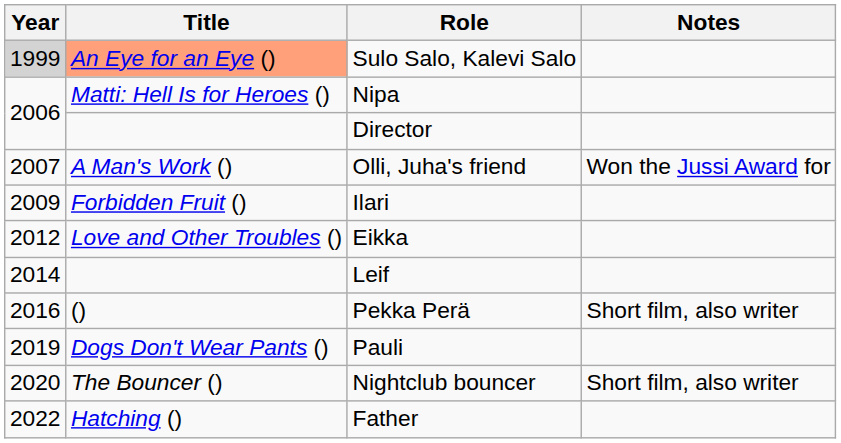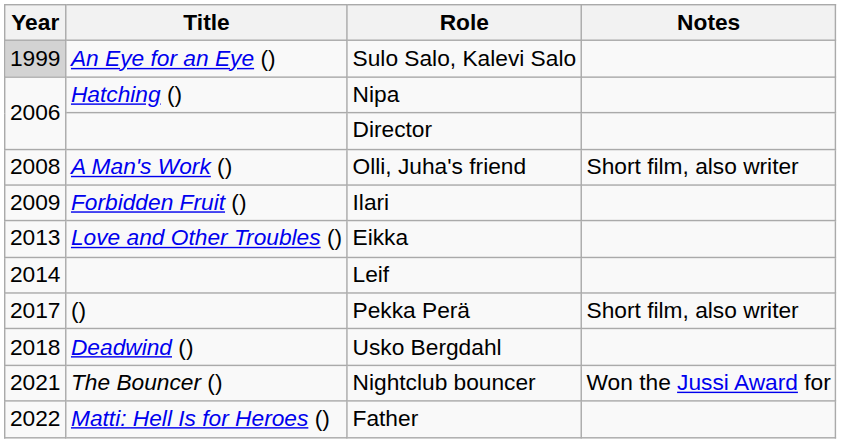(173, 58) lightsalmon background -> (173, 58) no background
(200, 94) Matti: Hell Is for Heroes () -> (127, 94) Hatching ()
(35, 166) 2007 -> (35, 166) 2008
(709, 166) Won the Jussi Award for -> (693, 166) Short film, also writer
(35, 238) 2012 -> (35, 238) 2013
(35, 310) 2016 -> (35, 310) 2017
+ row: (427, 346)
- row: (378, 346)
(35, 382) 2020 -> (35, 382) 2021
(693, 382) Short film, also writer -> (709, 382) Won the Jussi Award for
(127, 418) Hatching () -> (200, 418) Matti: Hell Is for Heroes ()
